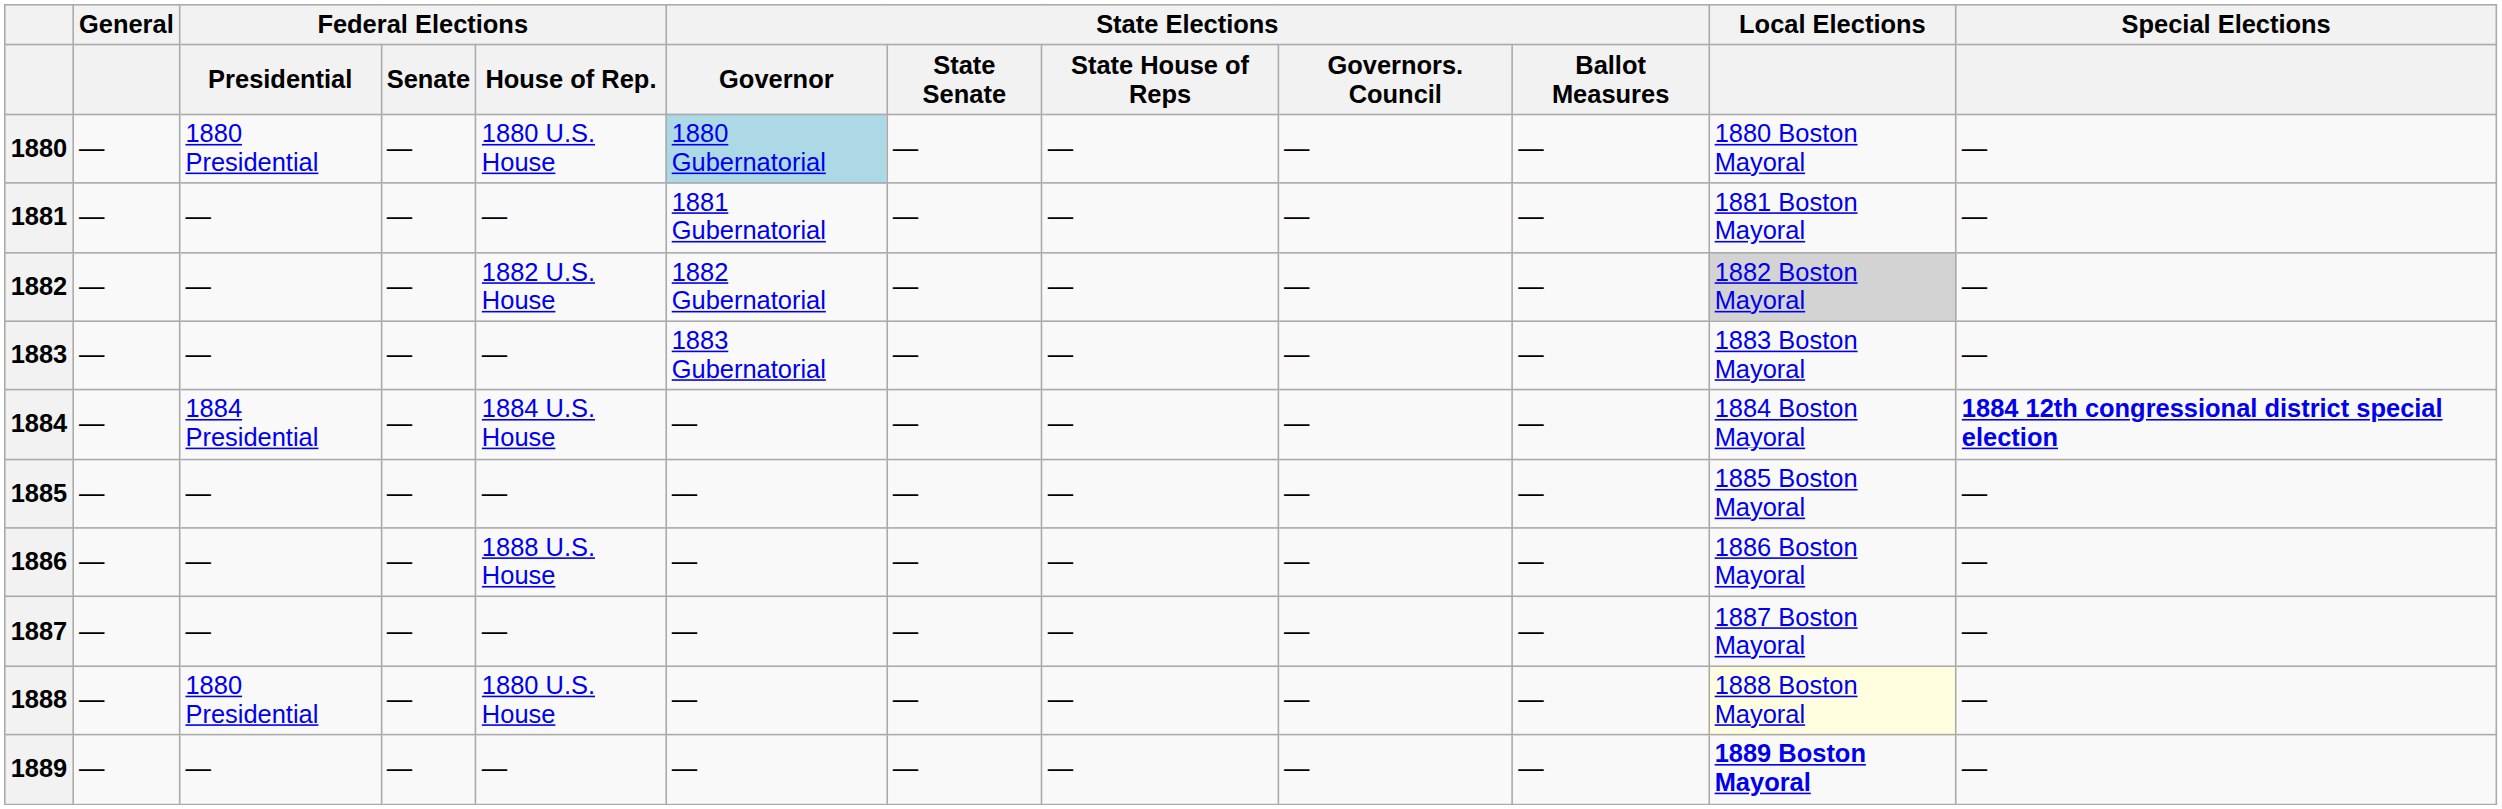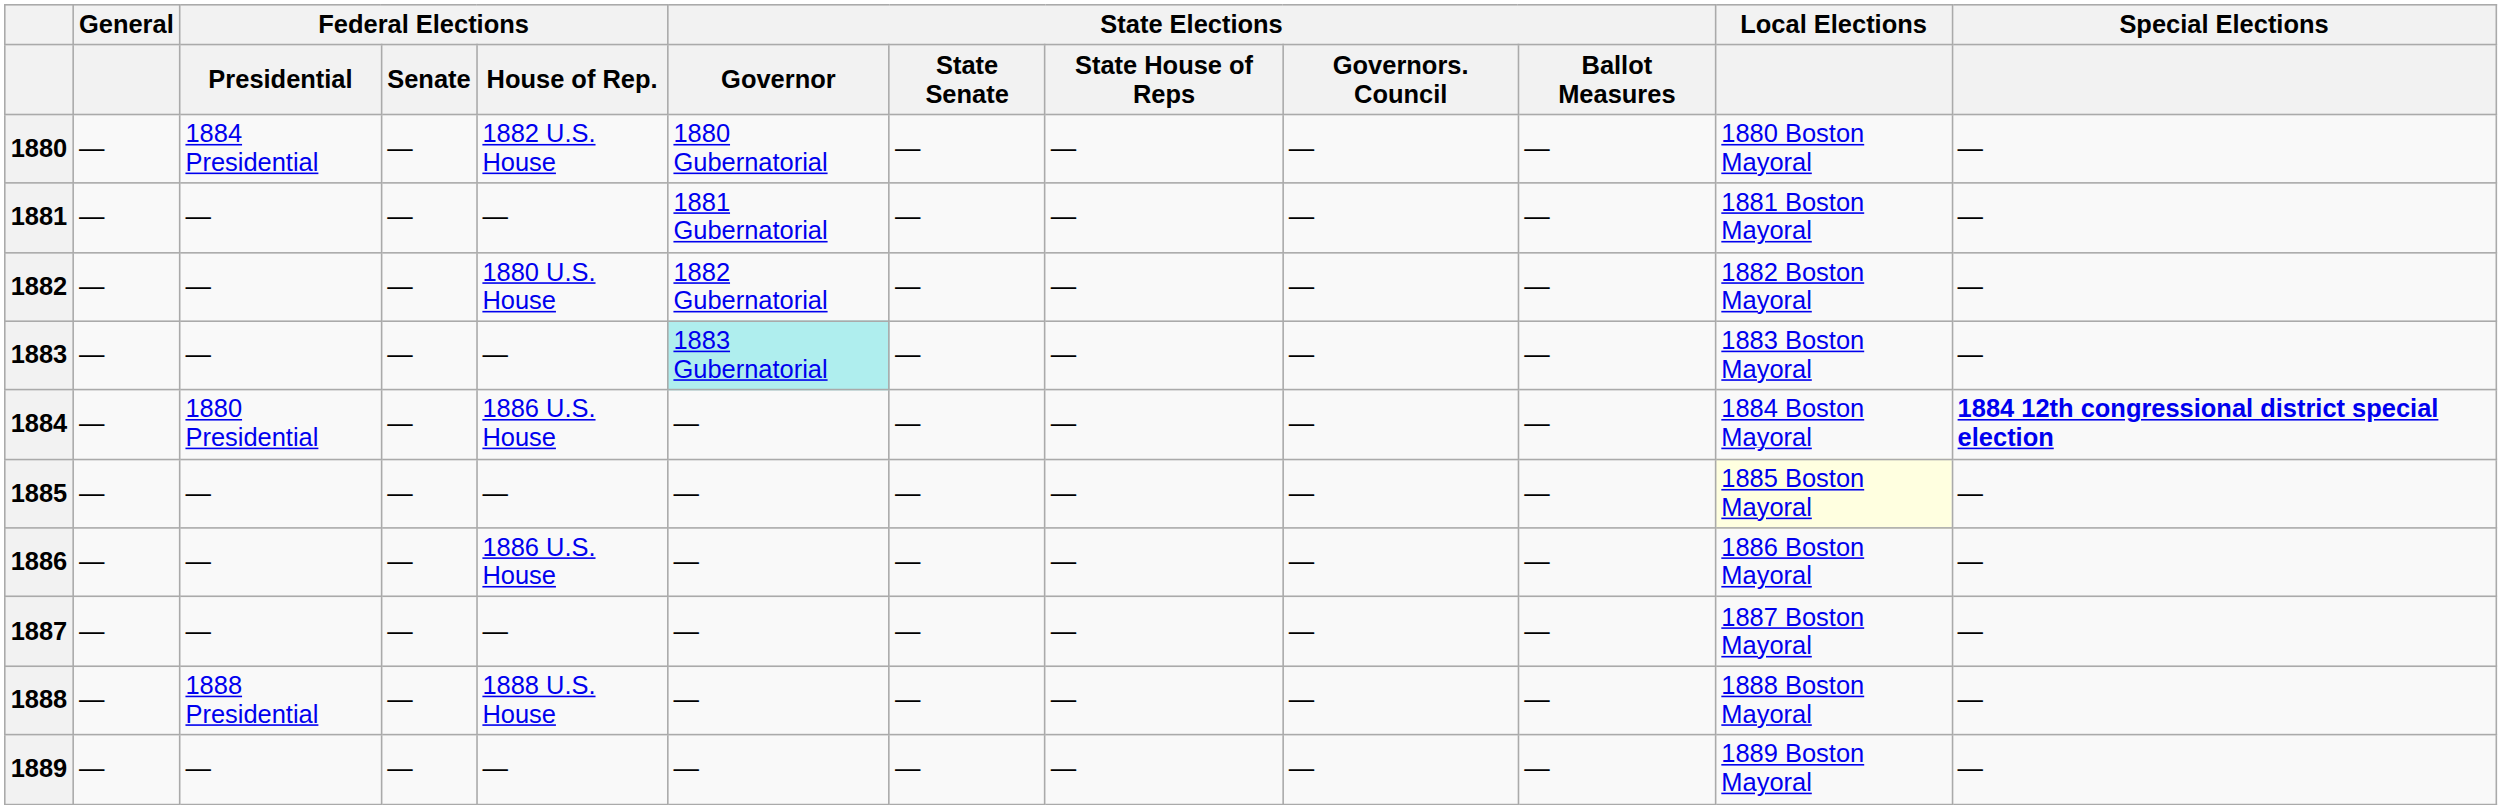(252, 148) 1880 Presidential -> (252, 148) 1884 Presidential
(538, 148) 1880 U.S. House -> (539, 148) 1882 U.S. House
(749, 148) lightblue background -> (751, 148) no background
(538, 286) 1882 U.S. House -> (539, 286) 1880 U.S. House
(1786, 286) lightgrey background -> (1793, 286) no background
(749, 355) no background -> (751, 355) paleturquoise background
(252, 424) 1884 Presidential -> (252, 424) 1880 Presidential
(538, 424) 1884 U.S. House -> (539, 424) 1886 U.S. House
(1786, 493) no background -> (1793, 493) lightyellow background
(538, 562) 1888 U.S. House -> (539, 562) 1886 U.S. House
(252, 700) 1880 Presidential -> (252, 700) 1888 Presidential
(538, 700) 1880 U.S. House -> (539, 700) 1888 U.S. House
(1786, 700) lightyellow background -> (1793, 700) no background
(1790, 768) bold -> (1793, 768) normal
